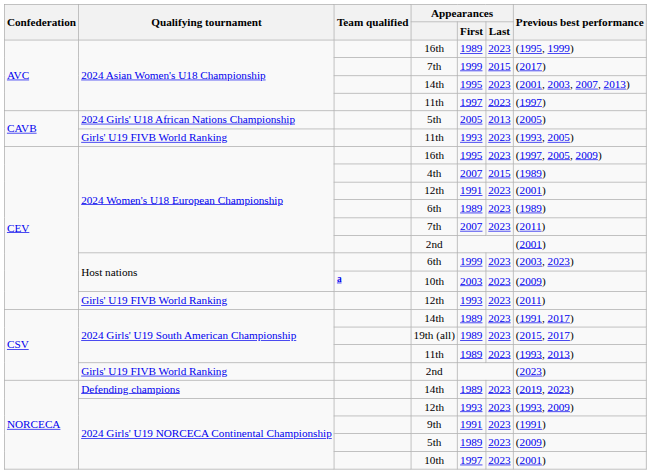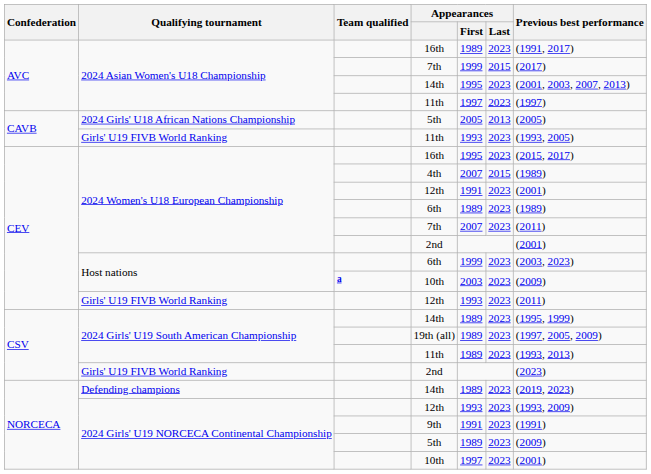(545, 48) (1995, 1999) -> (545, 48) (1991, 2017)
(559, 155) (1997, 2005, 2009) -> (545, 155) (2015, 2017)
(545, 318) (1991, 2017) -> (545, 318) (1995, 1999)
(545, 336) (2015, 2017) -> (559, 336) (1997, 2005, 2009)
